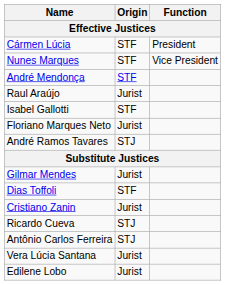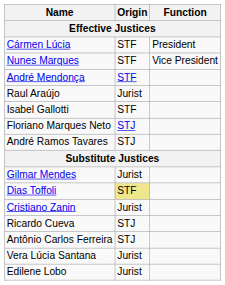(129, 126) Jurist -> (126, 126) STJ
(127, 191) no background -> (127, 191) khaki background
